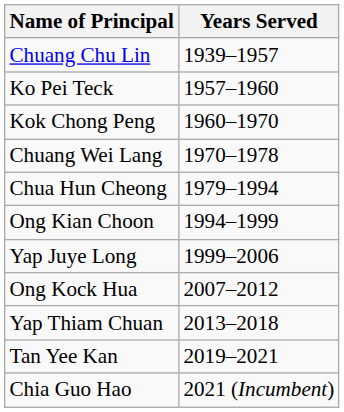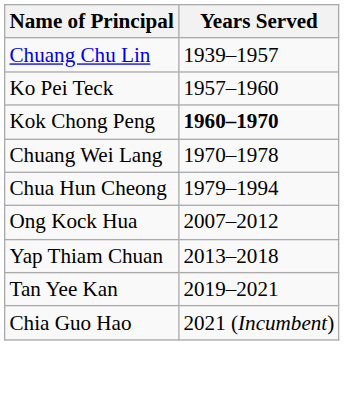(231, 121) normal -> (231, 121) bold
- row: (82, 222)
- row: (73, 255)
